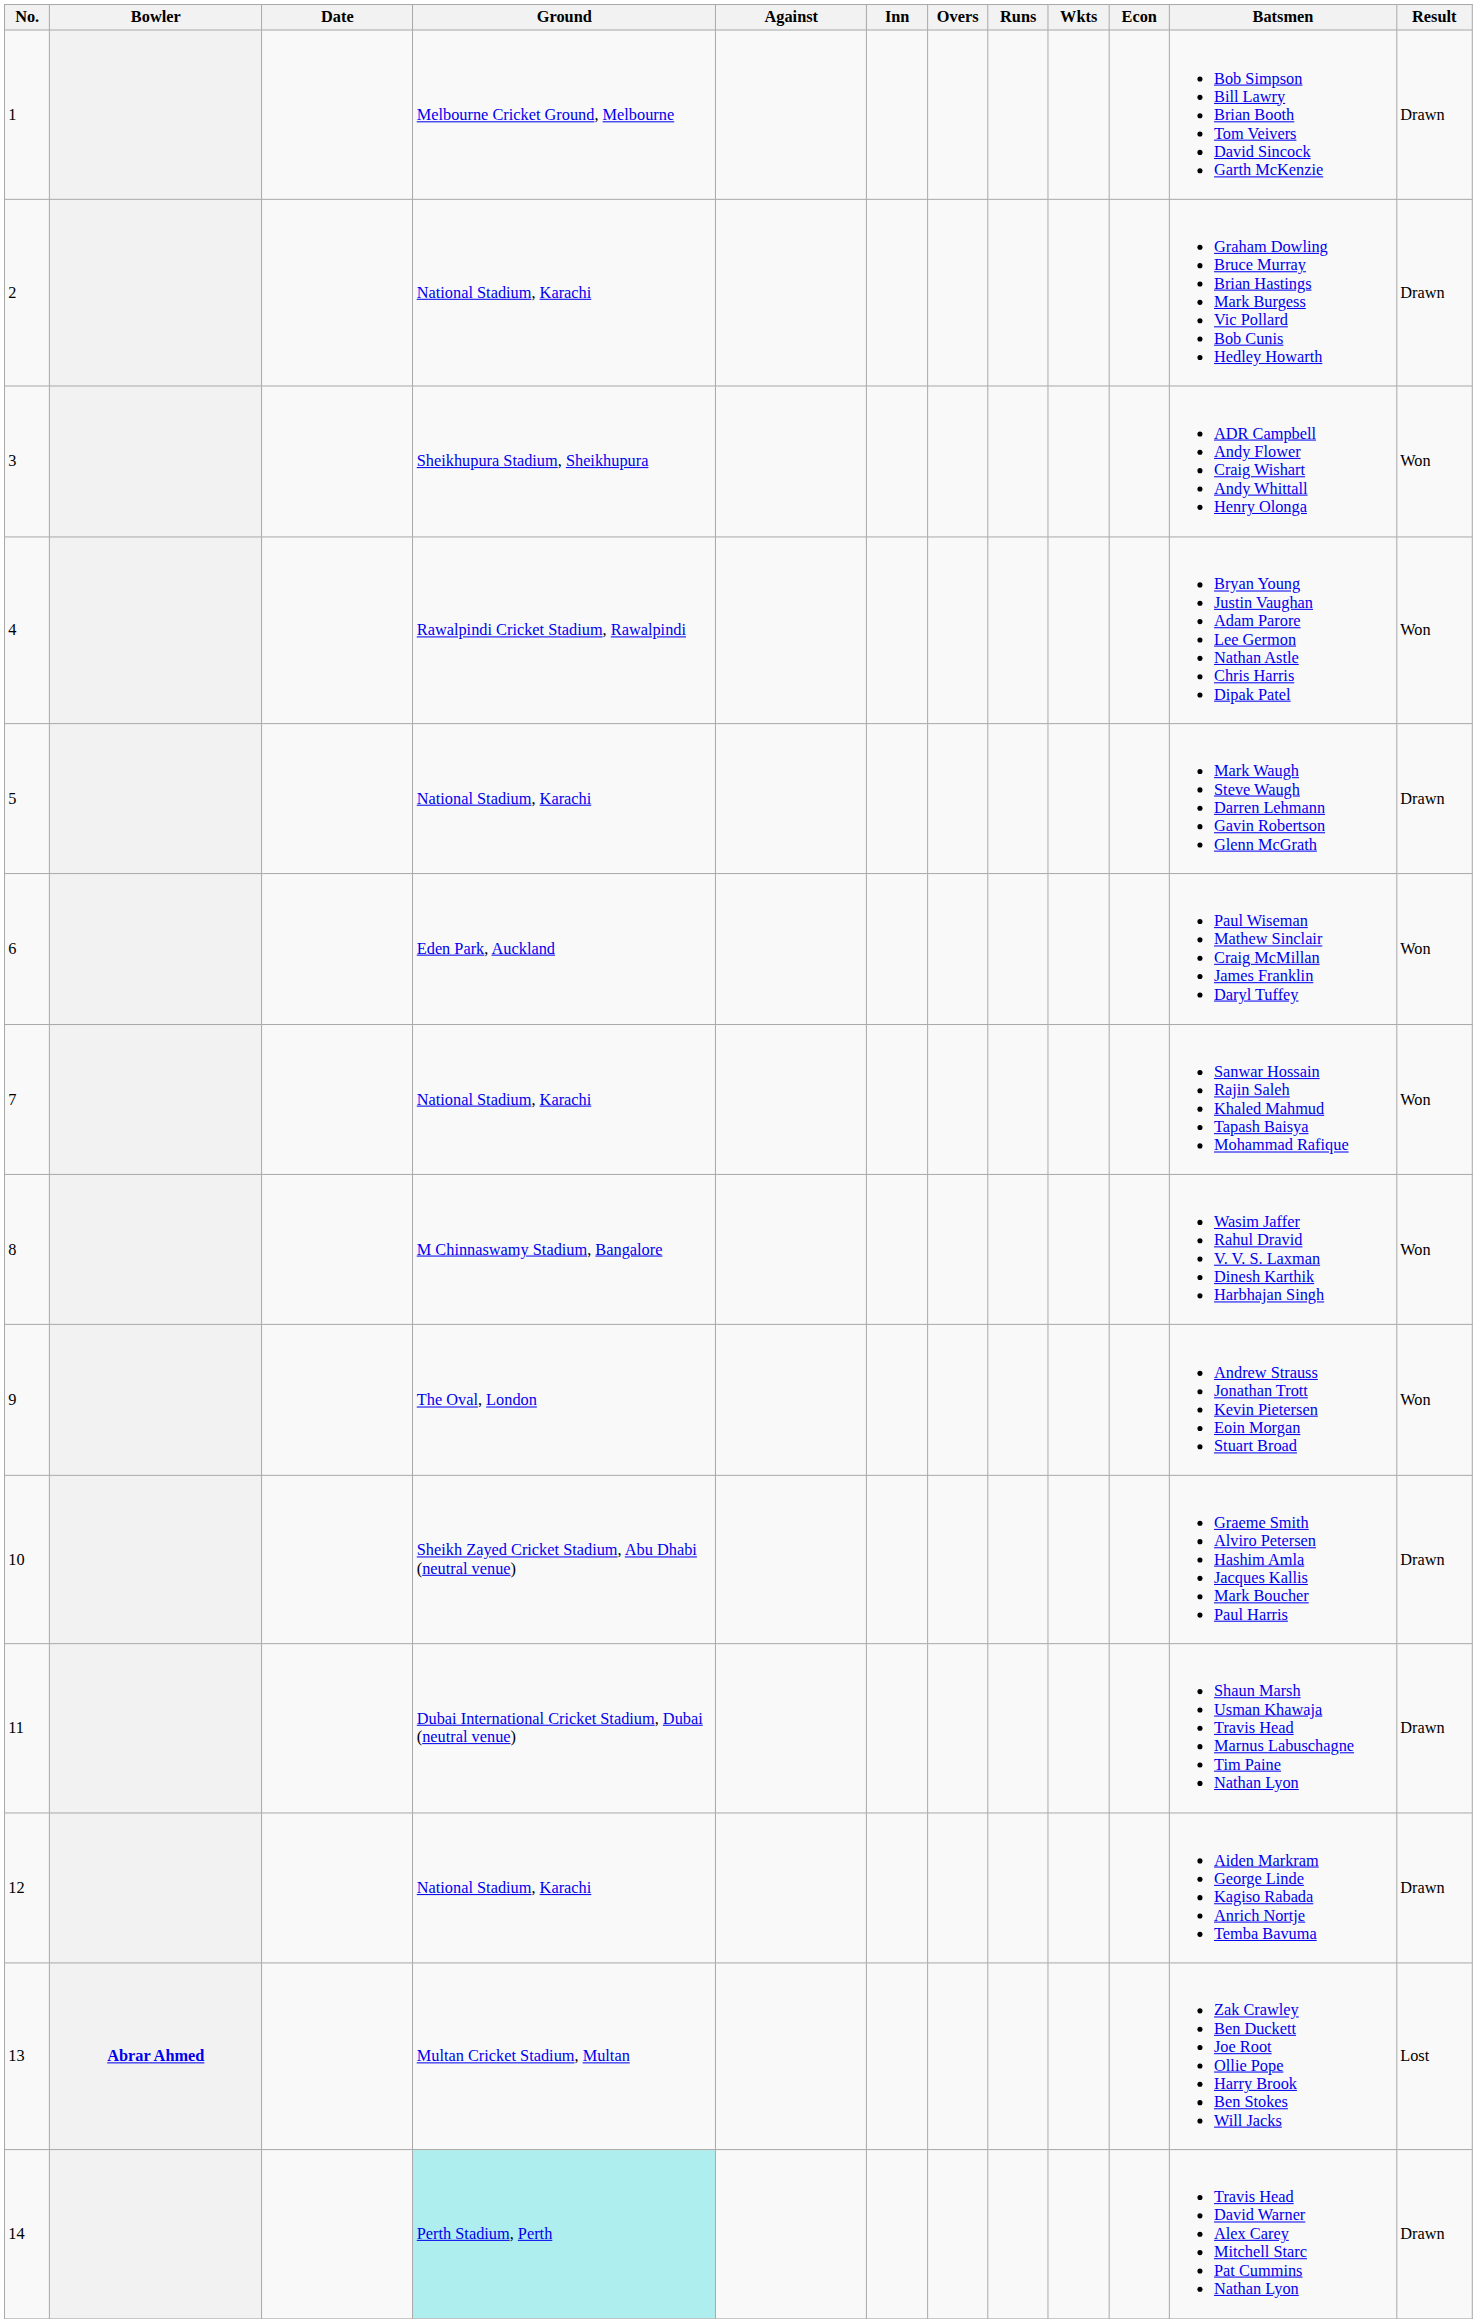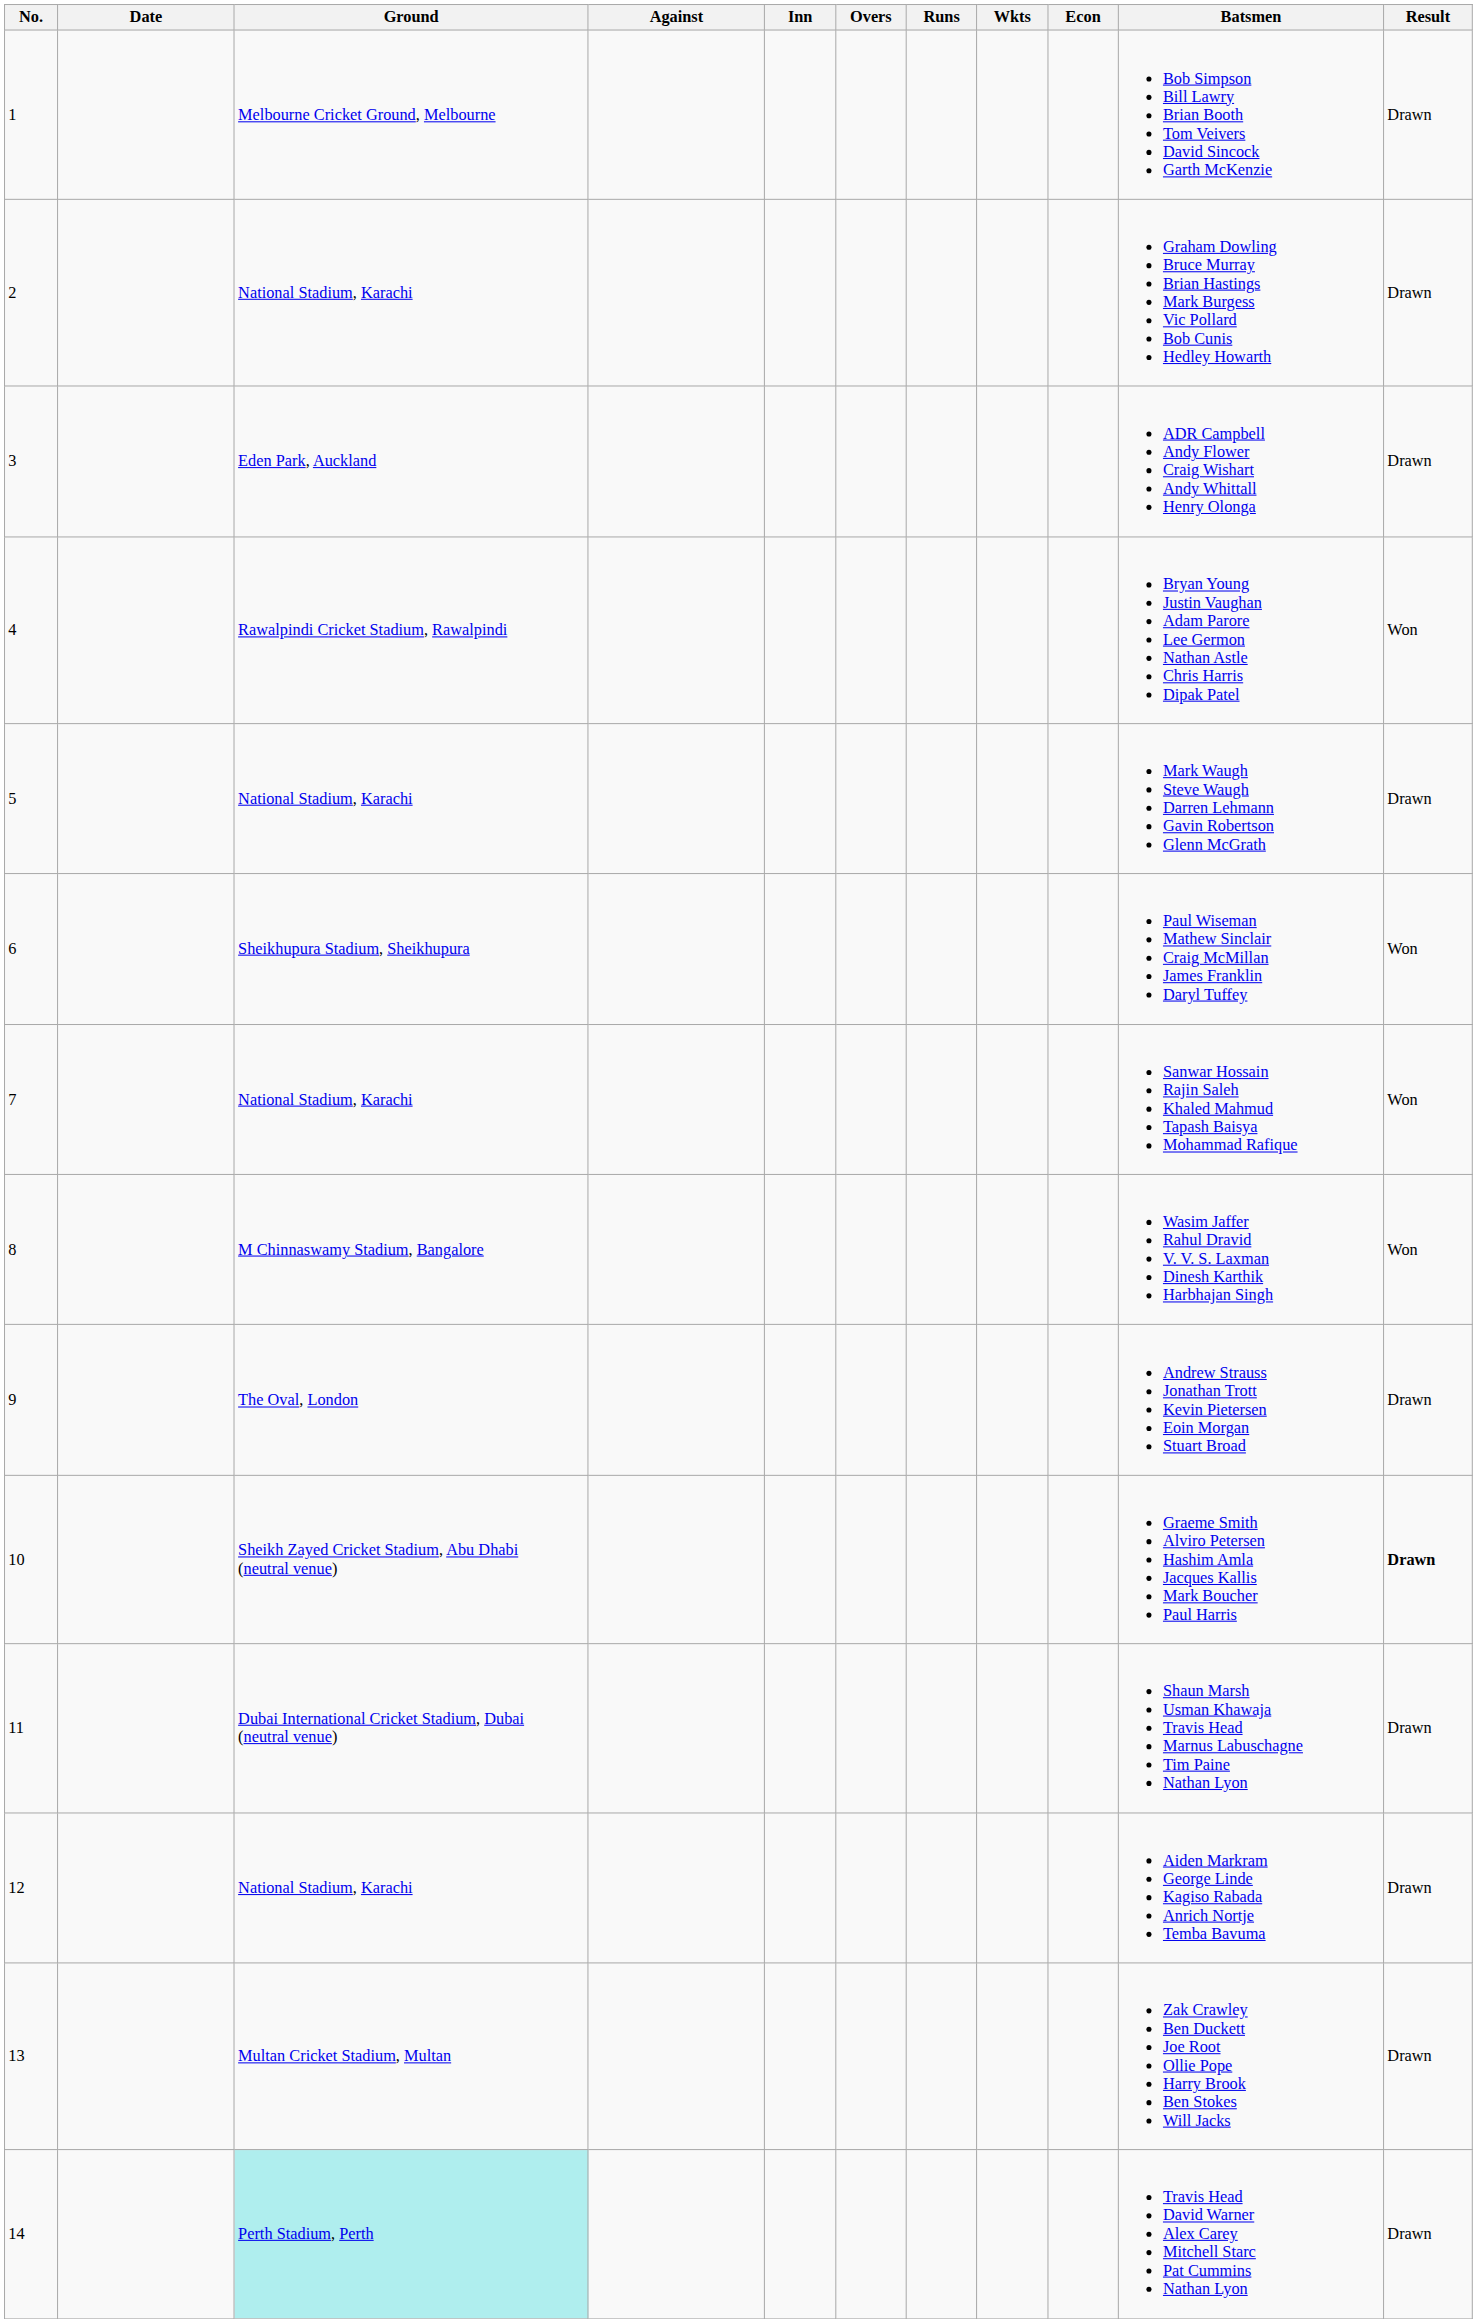- column: (156, 17)
(533, 461) Sheikhupura Stadium, Sheikhupura -> (307, 461) Eden Park, Auckland
(1415, 461) Won -> (1410, 461) Drawn
(486, 948) Eden Park, Auckland -> (354, 948) Sheikhupura Stadium, Sheikhupura
(1415, 1399) Won -> (1410, 1399) Drawn
(1422, 1559) normal -> (1411, 1559) bold
(1415, 2056) Lost -> (1410, 2056) Drawn
